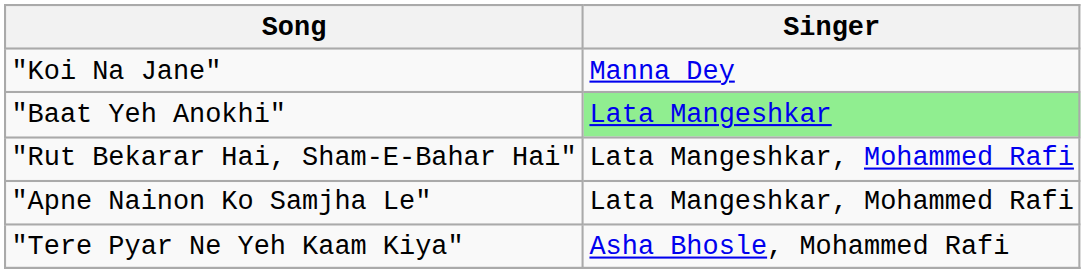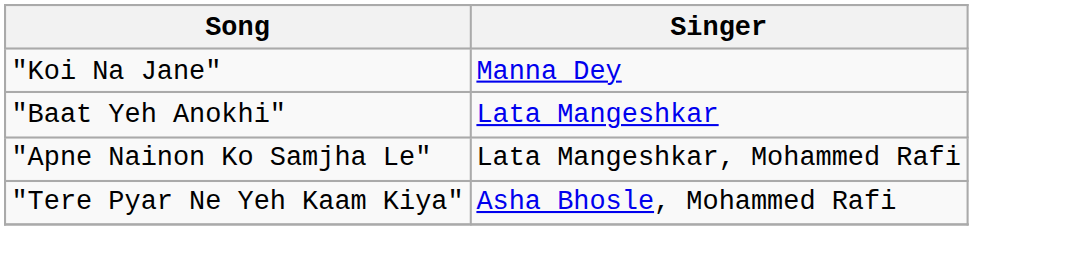(711, 115) lightgreen background -> (598, 115) no background
- row: (294, 159)
